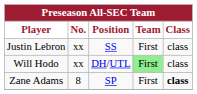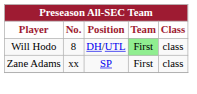- row: (36, 47)
(78, 64) xx -> (74, 47) 8
(78, 81) 8 -> (74, 64) xx
(178, 81) bold -> (173, 64) normal
